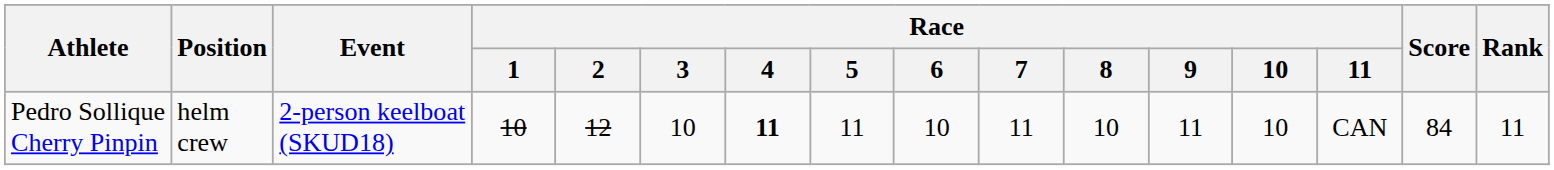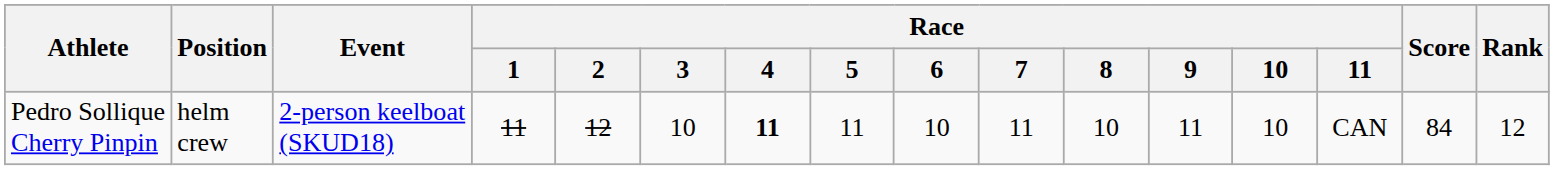(514, 127) 10 -> (514, 127) 11
(1513, 127) 11 -> (1513, 127) 12
